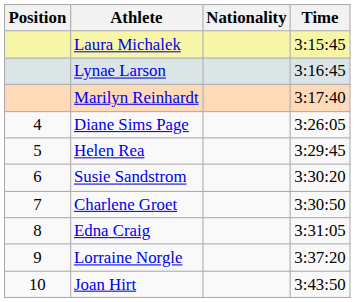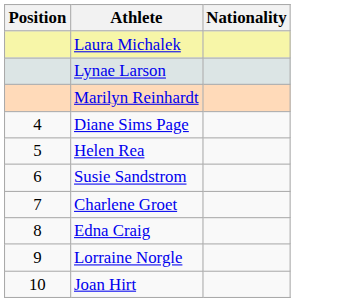- column: (320, 17)
